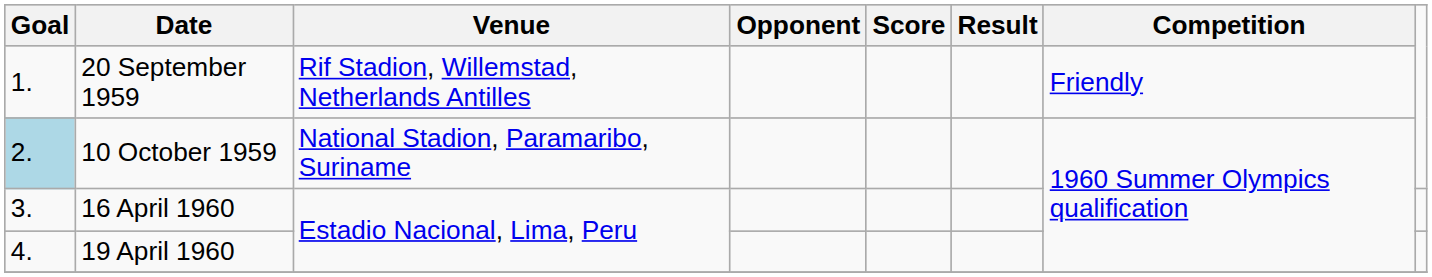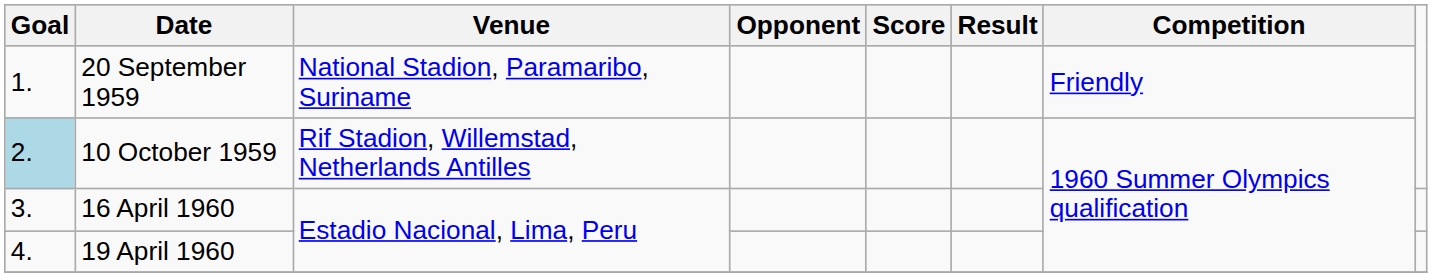(438, 81) Rif Stadion, Willemstad, Netherlands Antilles -> (474, 81) National Stadion, Paramaribo, Suriname
(474, 152) National Stadion, Paramaribo, Suriname -> (438, 152) Rif Stadion, Willemstad, Netherlands Antilles
